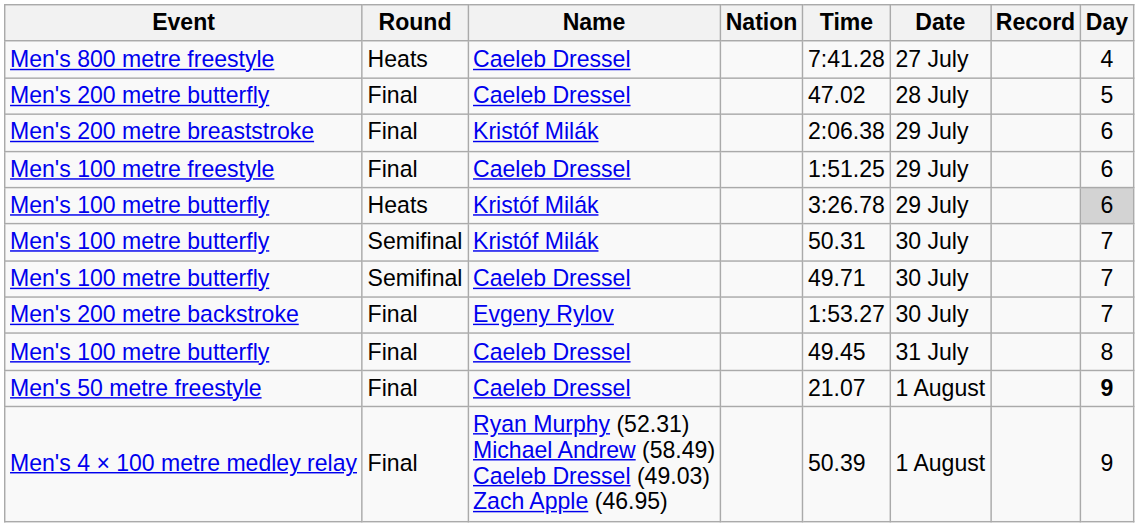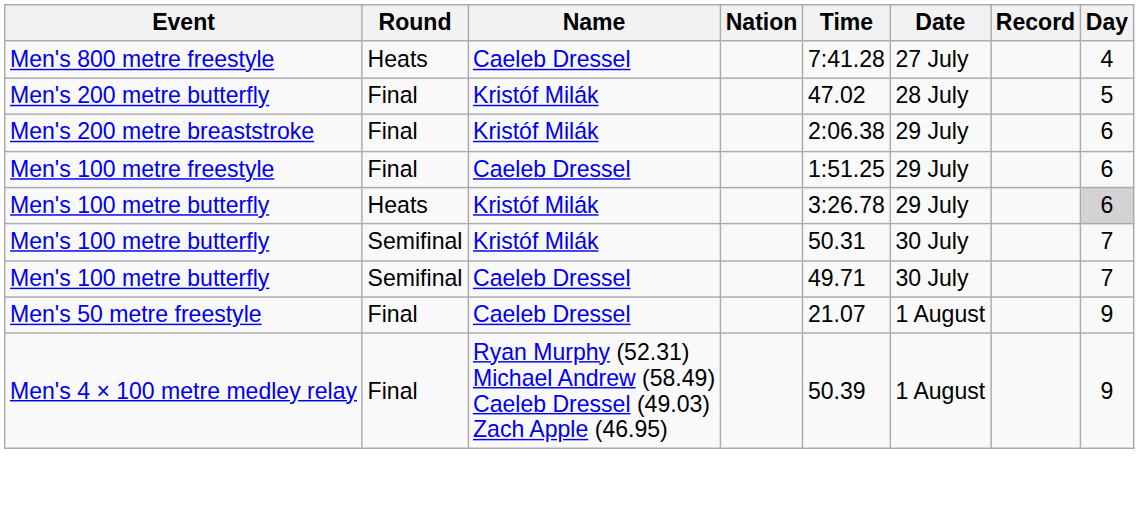(552, 95) Caeleb Dressel -> (536, 95) Kristóf Milák
- row: (154, 315)
- row: (140, 351)
(1107, 388) bold -> (1107, 315) normal
